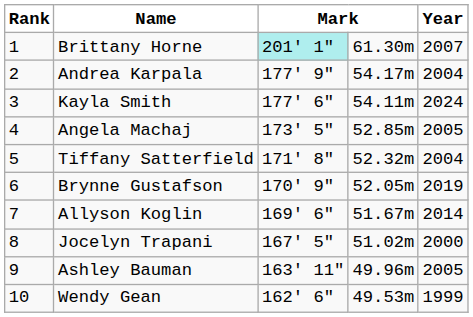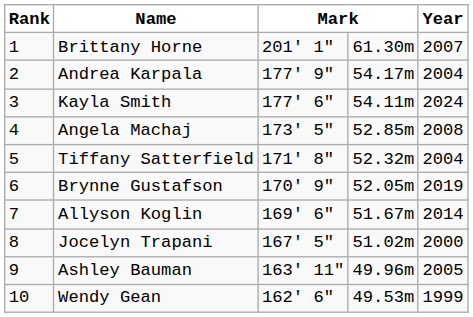(298, 47) paleturquoise background -> (298, 47) no background
(443, 131) 2005 -> (443, 131) 2008
